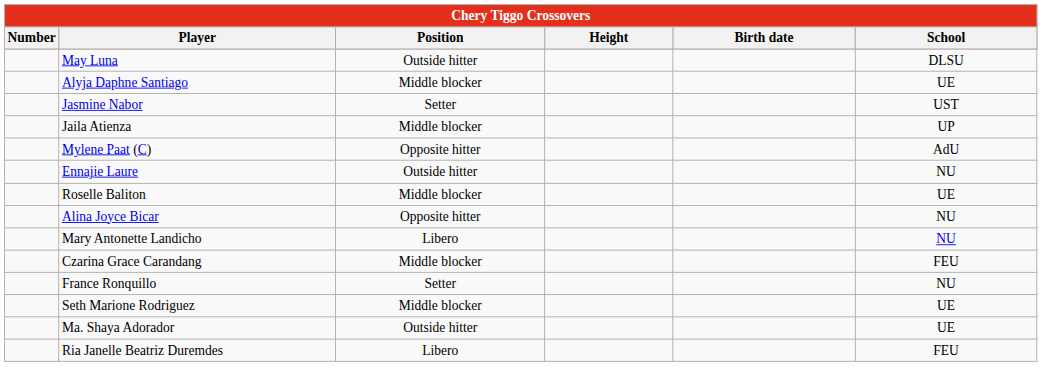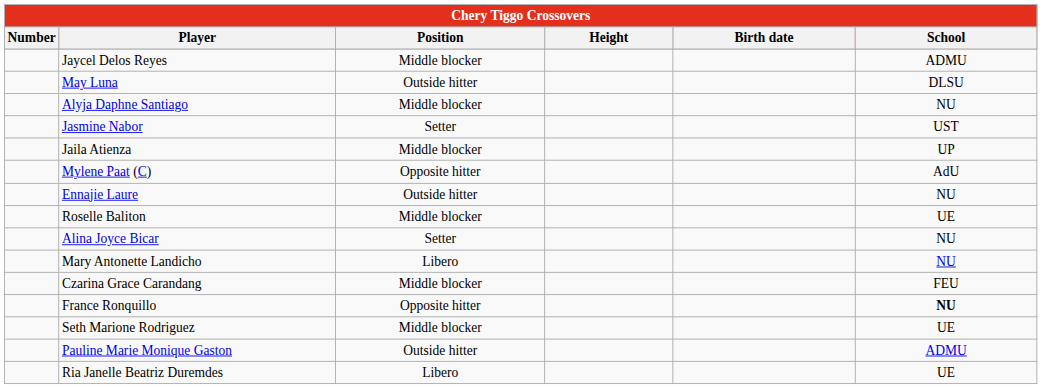+ row: (114, 60)
(946, 82) UE -> (946, 105) NU
(440, 216) Opposite hitter -> (440, 238) Setter
(440, 283) Setter -> (440, 305) Opposite hitter
(946, 283) normal -> (946, 305) bold
+ row: (147, 350)
- row: (118, 328)
(946, 350) FEU -> (946, 372) UE
